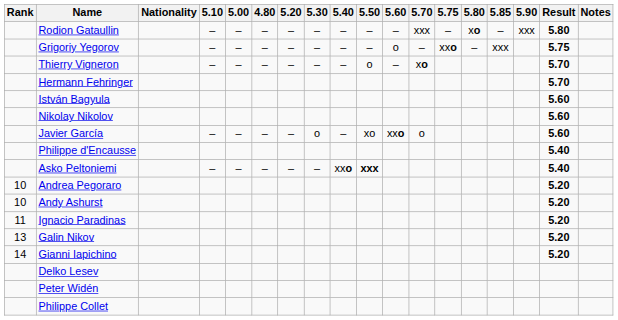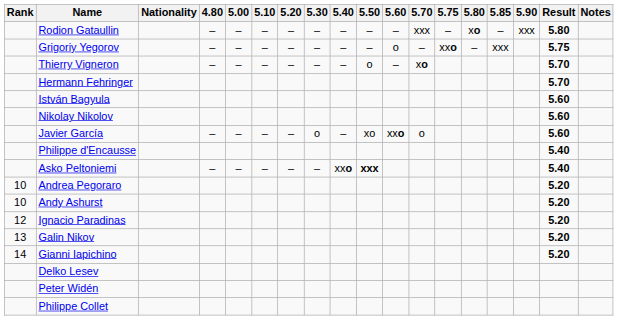columns swapped: (265, 13) <-> (212, 13)
(20, 220) 11 -> (20, 220) 12
